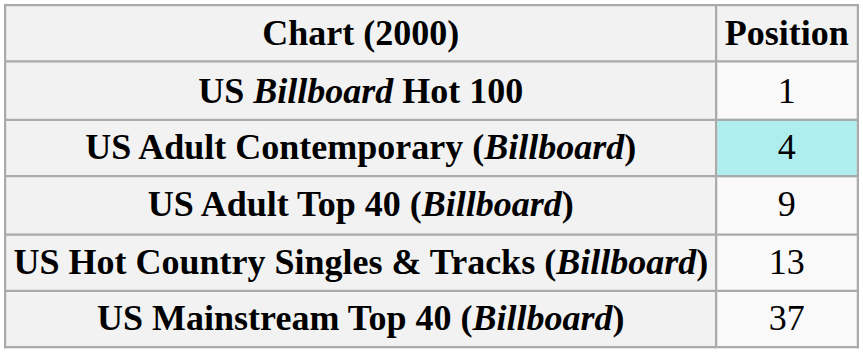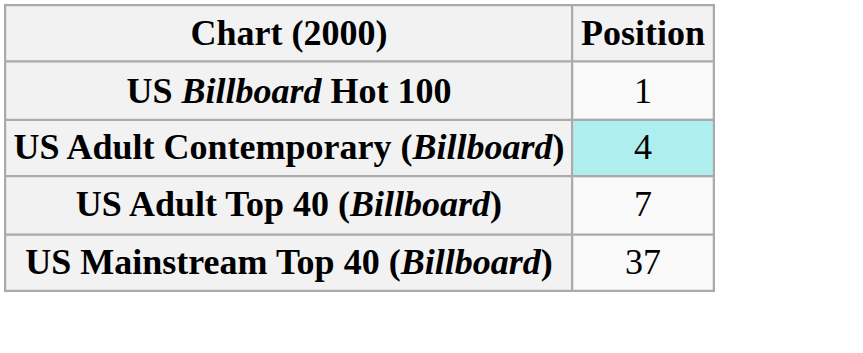(787, 204) 9 -> (643, 204) 7
- row: (361, 261)
